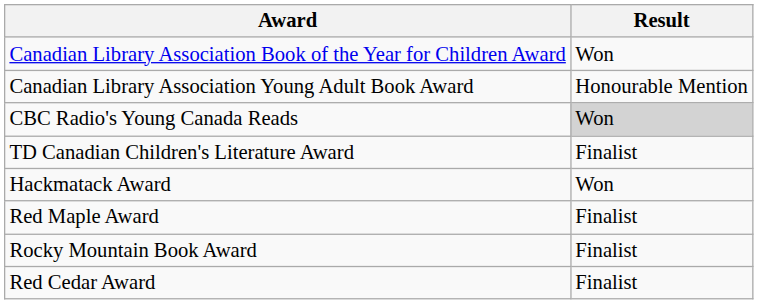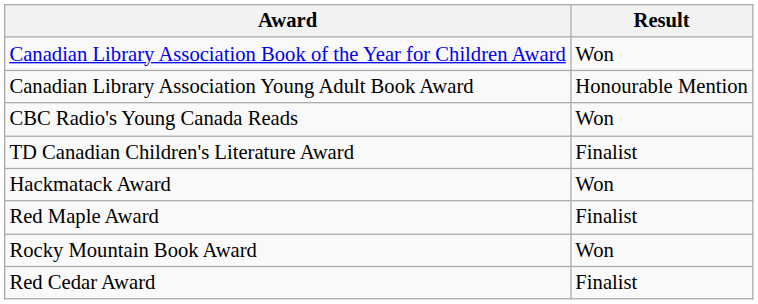(595, 119) lightgrey background -> (595, 119) no background
(606, 250) Finalist -> (595, 250) Won
